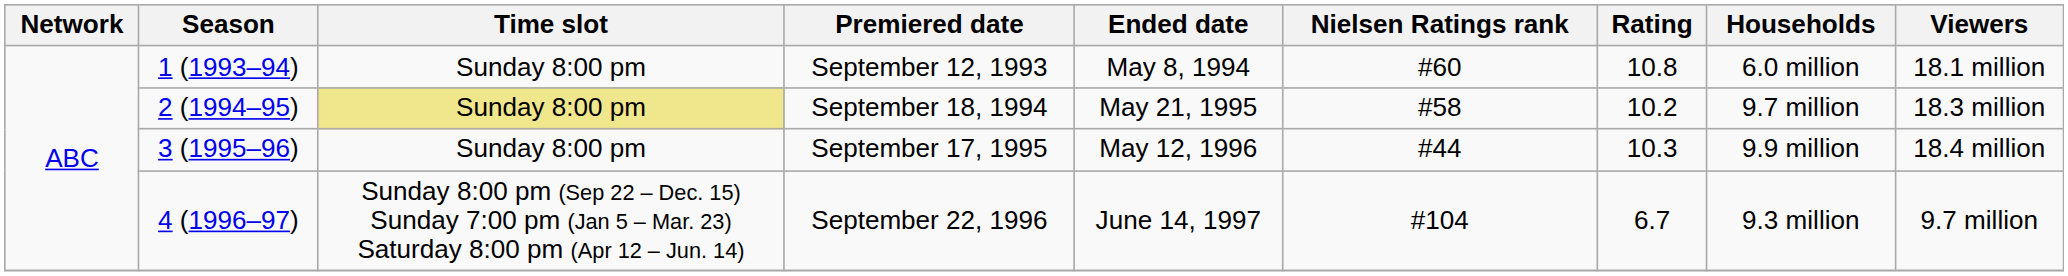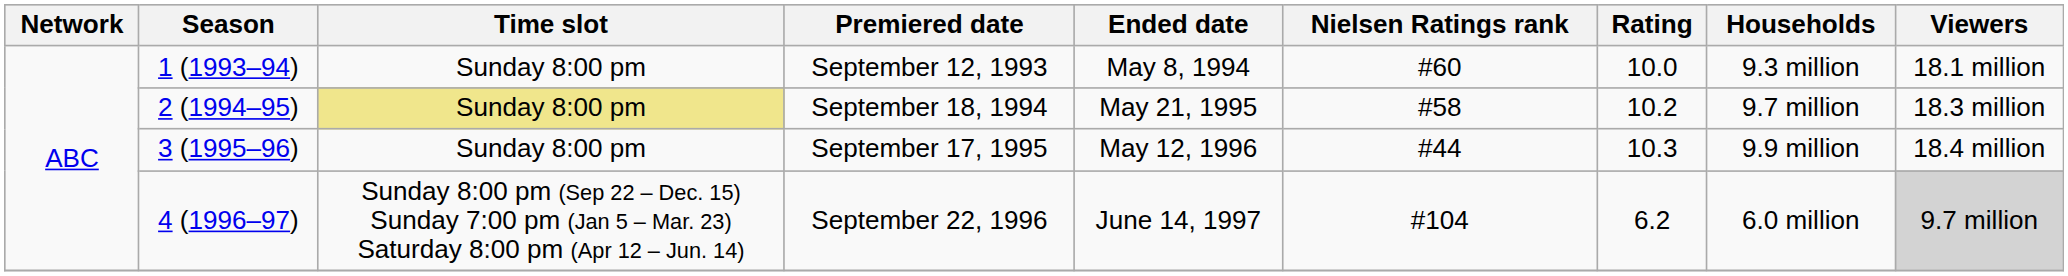(1652, 66) 10.8 -> (1652, 66) 10.0
(1801, 66) 6.0 million -> (1801, 66) 9.3 million
(1652, 219) 6.7 -> (1652, 219) 6.2
(1801, 219) 9.3 million -> (1801, 219) 6.0 million
(1979, 219) no background -> (1979, 219) lightgrey background
